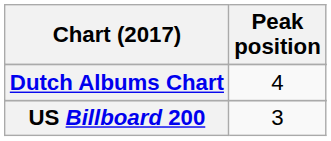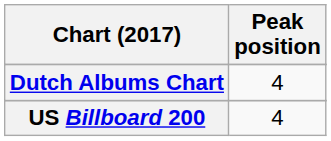(277, 117) 3 -> (277, 117) 4
